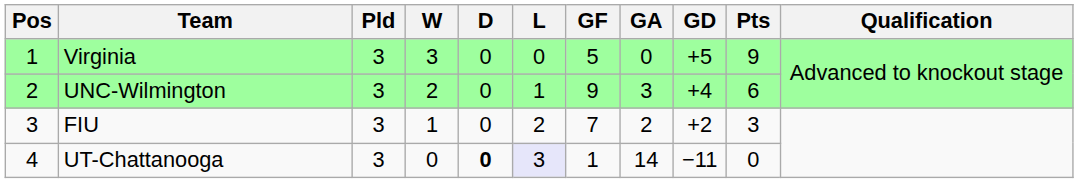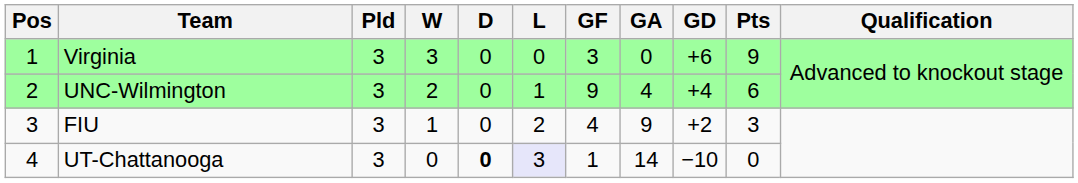(593, 56) 5 -> (593, 56) 3
(700, 56) +5 -> (700, 56) +6
(646, 90) 3 -> (646, 90) 4
(593, 125) 7 -> (593, 125) 4
(646, 125) 2 -> (646, 125) 9
(700, 159) −11 -> (700, 159) −10
